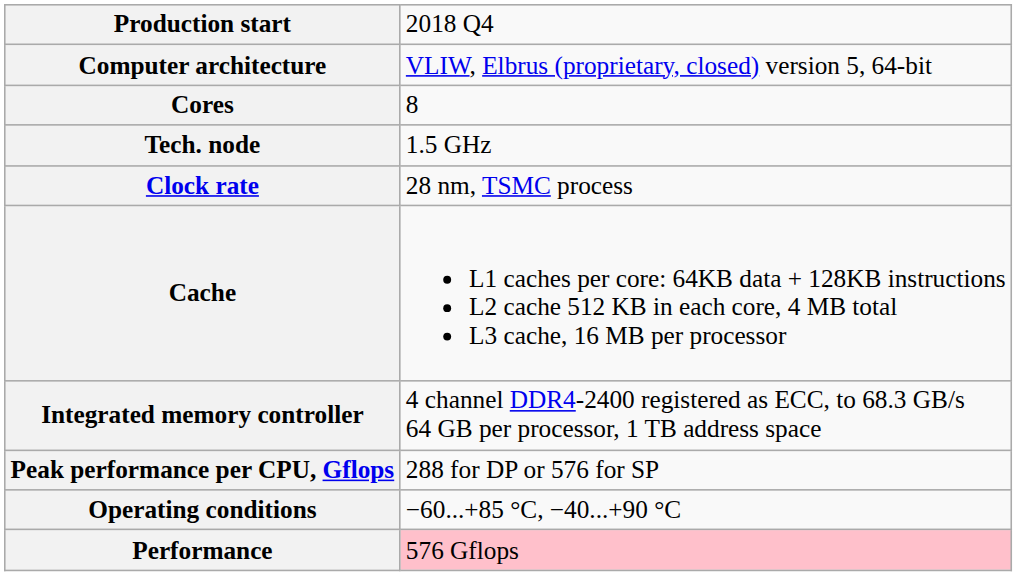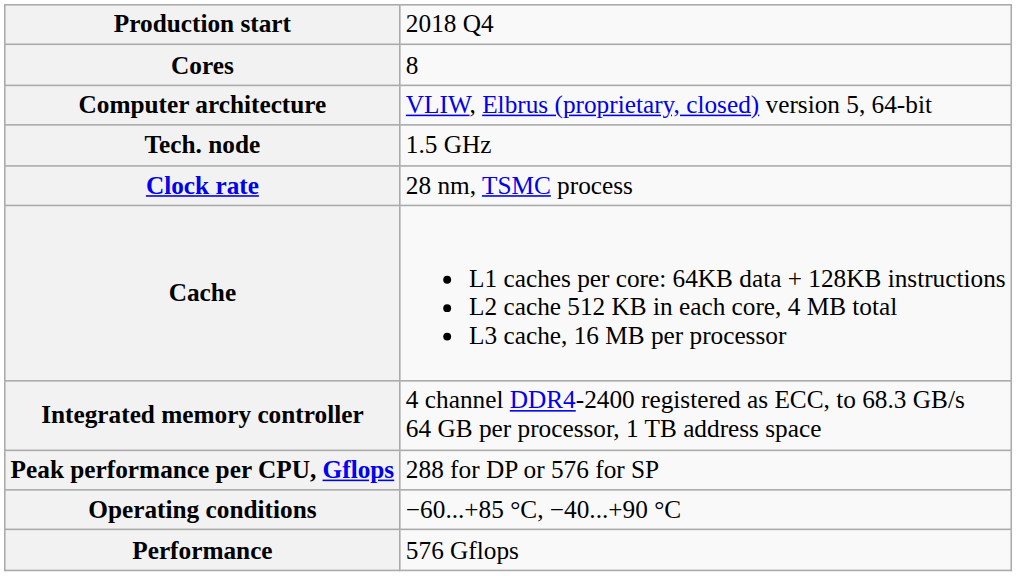rows swapped: (202, 104) <-> (202, 64)
(462, 549) pink background -> (462, 549) no background
